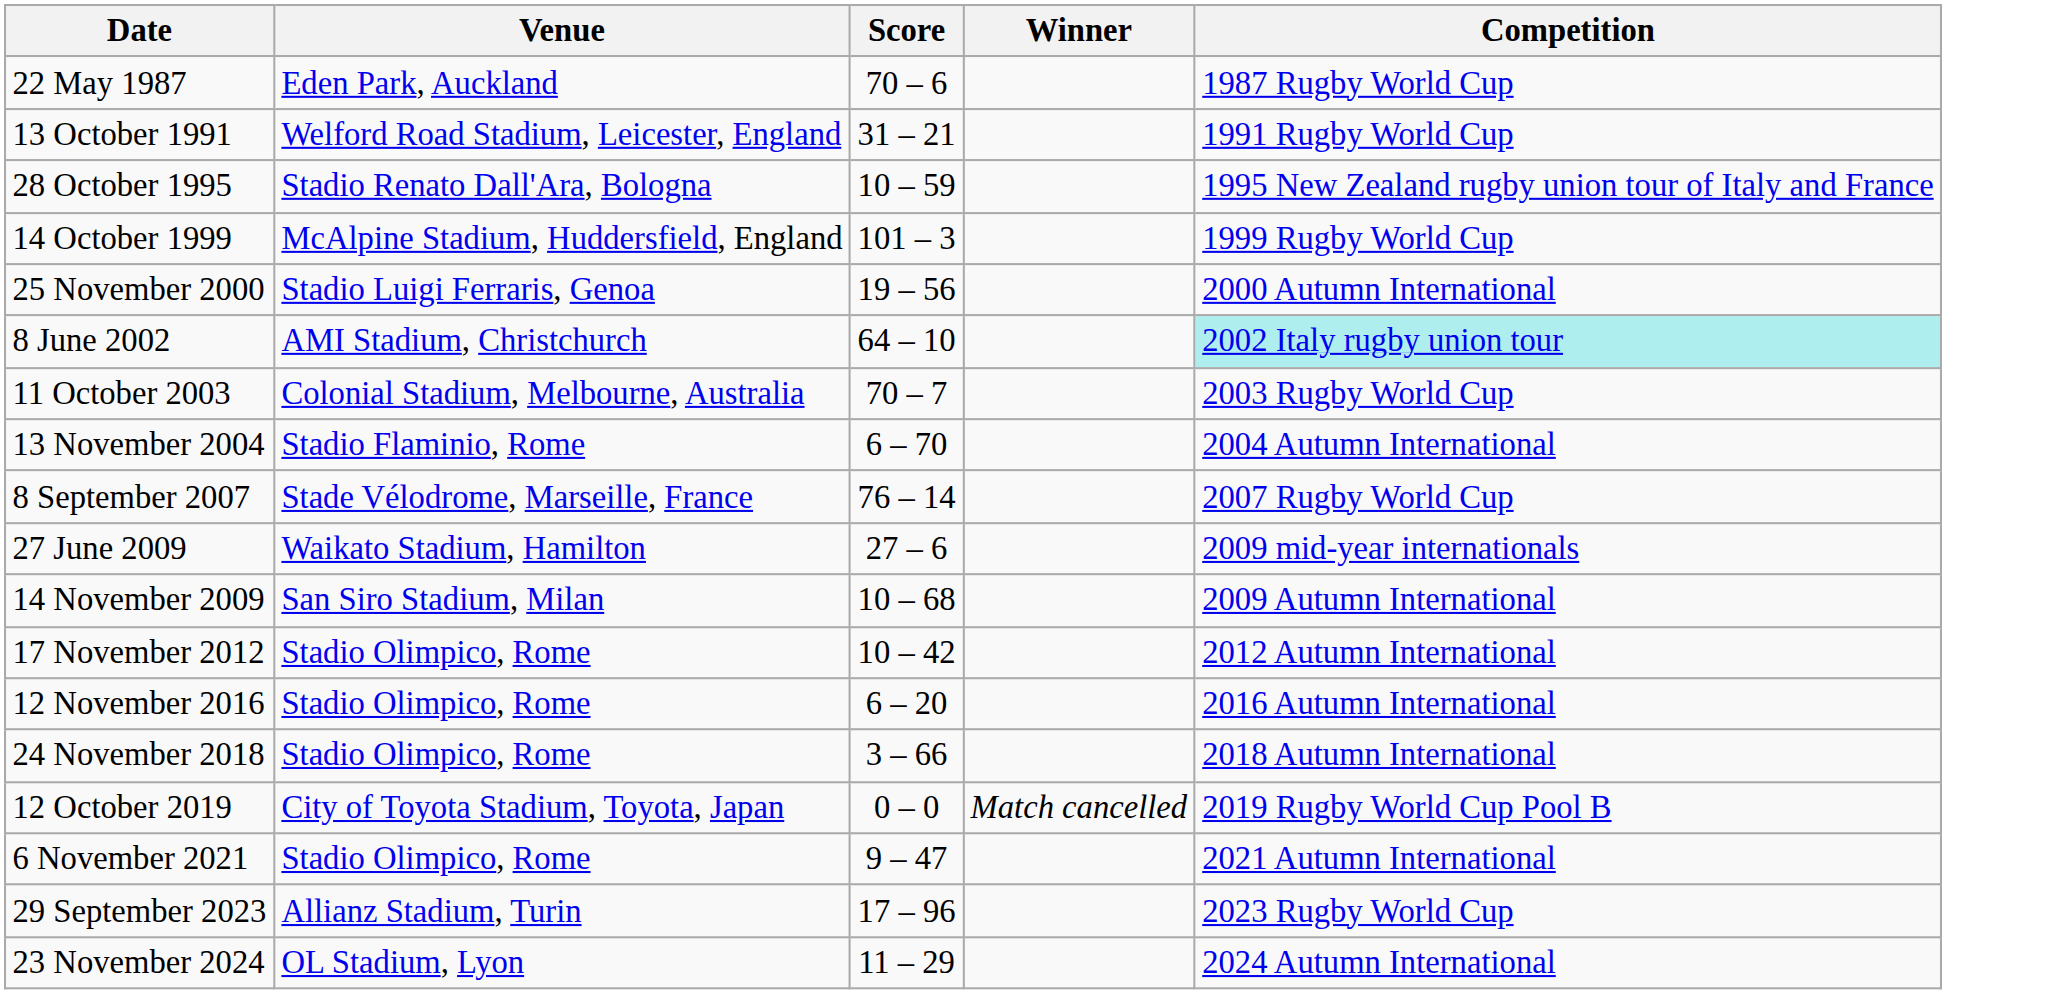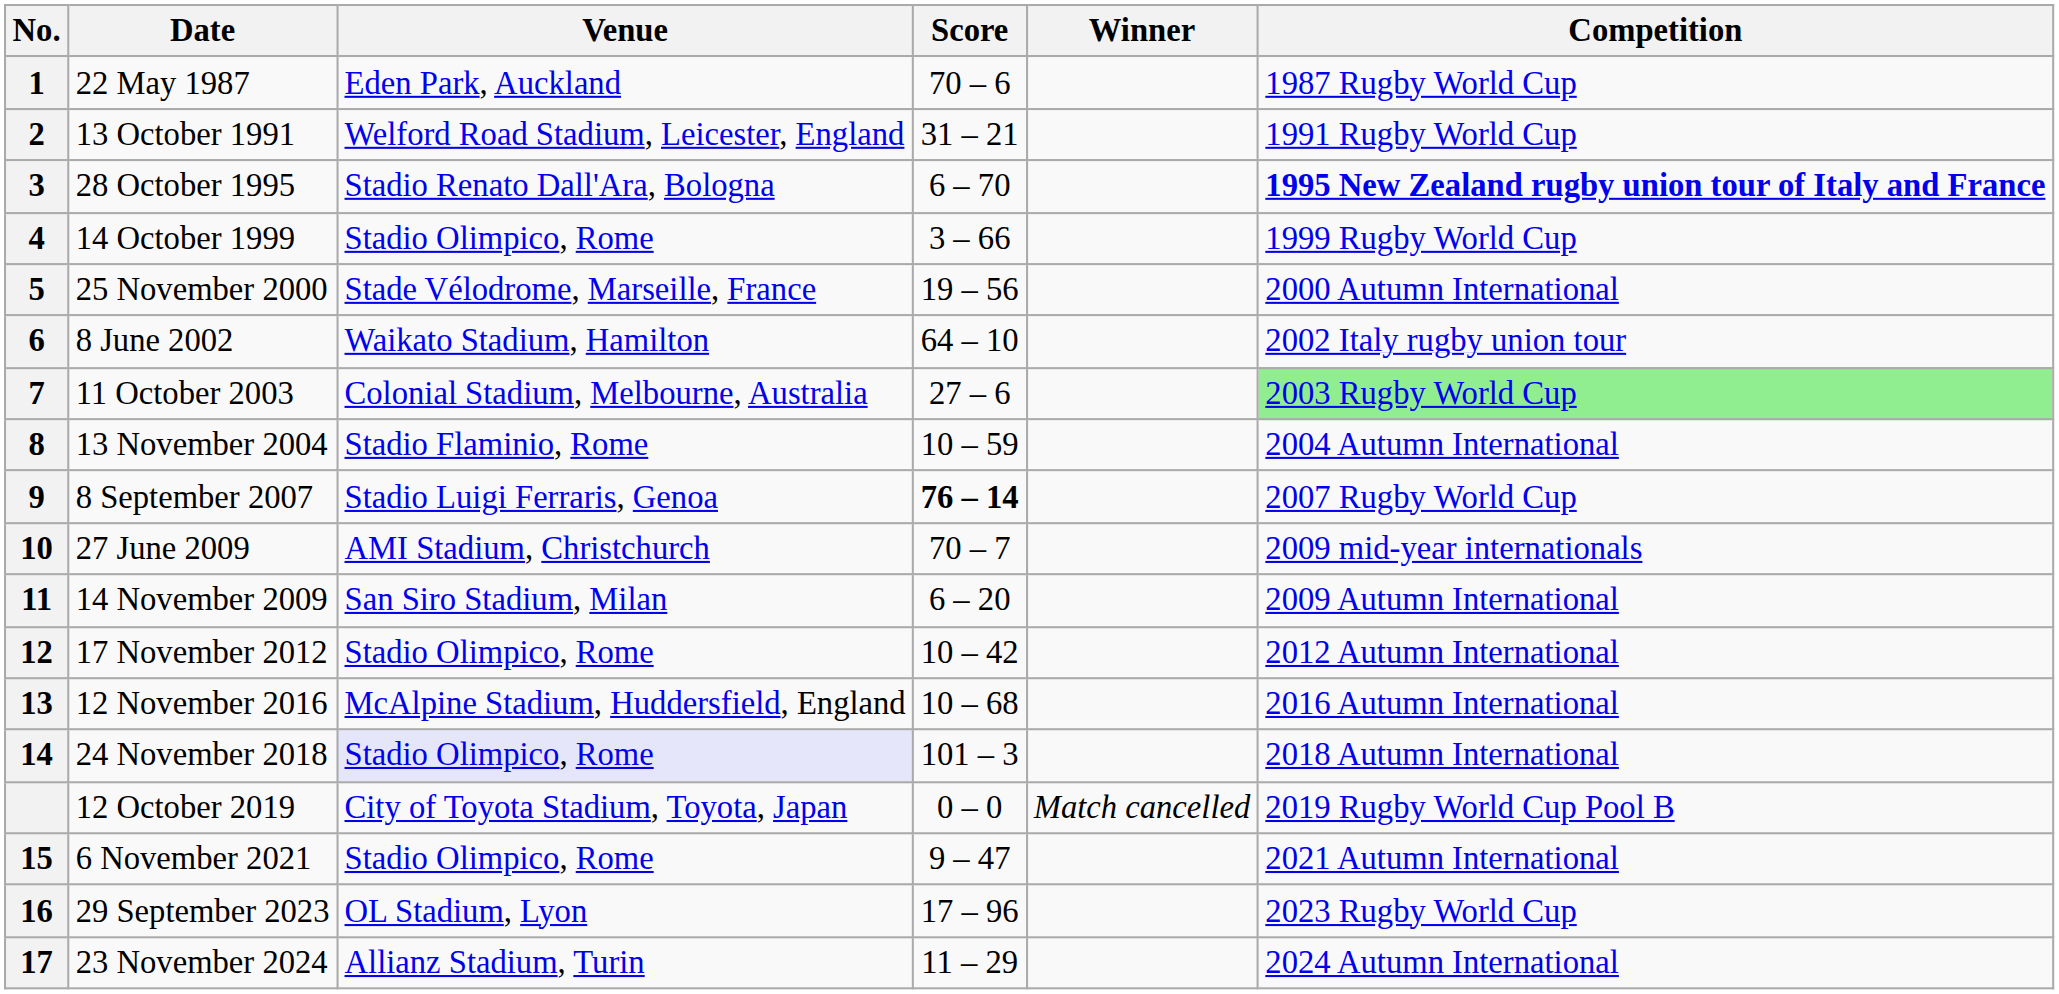+ column: (37, 30)
(907, 185) 10 – 59 -> (970, 185) 6 – 70
(1568, 185) normal -> (1655, 185) bold
(562, 237) McAlpine Stadium, Huddersfield, England -> (499, 237) Stadio Olimpico, Rome
(907, 237) 101 – 3 -> (970, 237) 3 – 66
(468, 289) Stadio Luigi Ferraris, Genoa -> (580, 289) Stade Vélodrome, Marseille, France
(464, 340) AMI Stadium, Christchurch -> (527, 340) Waikato Stadium, Hamilton
(1383, 340) paleturquoise background -> (1446, 340) no background
(907, 392) 70 – 7 -> (970, 392) 27 – 6
(1358, 392) no background -> (1421, 392) lightgreen background
(907, 444) 6 – 70 -> (970, 444) 10 – 59
(517, 496) Stade Vélodrome, Marseille, France -> (531, 496) Stadio Luigi Ferraris, Genoa
(907, 496) normal -> (970, 496) bold
(464, 548) Waikato Stadium, Hamilton -> (527, 548) AMI Stadium, Christchurch
(907, 548) 27 – 6 -> (970, 548) 70 – 7
(907, 599) 10 – 68 -> (970, 599) 6 – 20
(436, 703) Stadio Olimpico, Rome -> (625, 703) McAlpine Stadium, Huddersfield, England
(907, 703) 6 – 20 -> (970, 703) 10 – 68
(436, 755) no background -> (499, 755) lavender background
(907, 755) 3 – 66 -> (970, 755) 101 – 3
(431, 910) Allianz Stadium, Turin -> (466, 910) OL Stadium, Lyon
(403, 962) OL Stadium, Lyon -> (495, 962) Allianz Stadium, Turin
